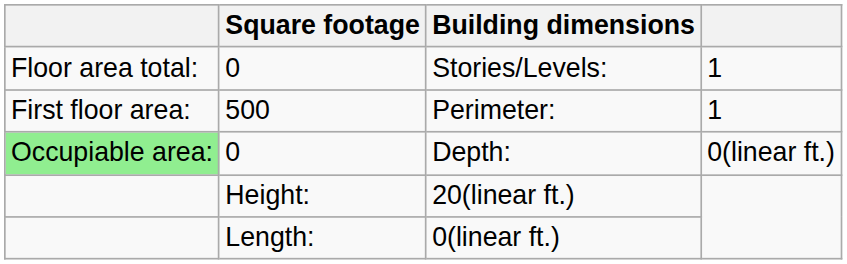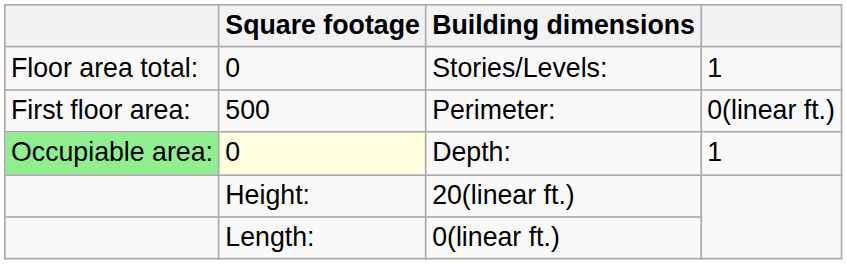(715, 110) 1 -> (771, 110) 0(linear ft.)
(233, 152) no background -> (233, 152) lightyellow background
(771, 152) 0(linear ft.) -> (715, 152) 1
